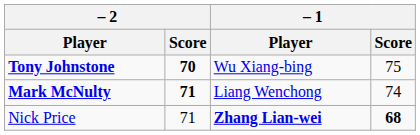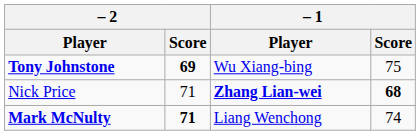(188, 67) 70 -> (188, 67) 69
rows swapped: (59, 92) <-> (42, 117)
